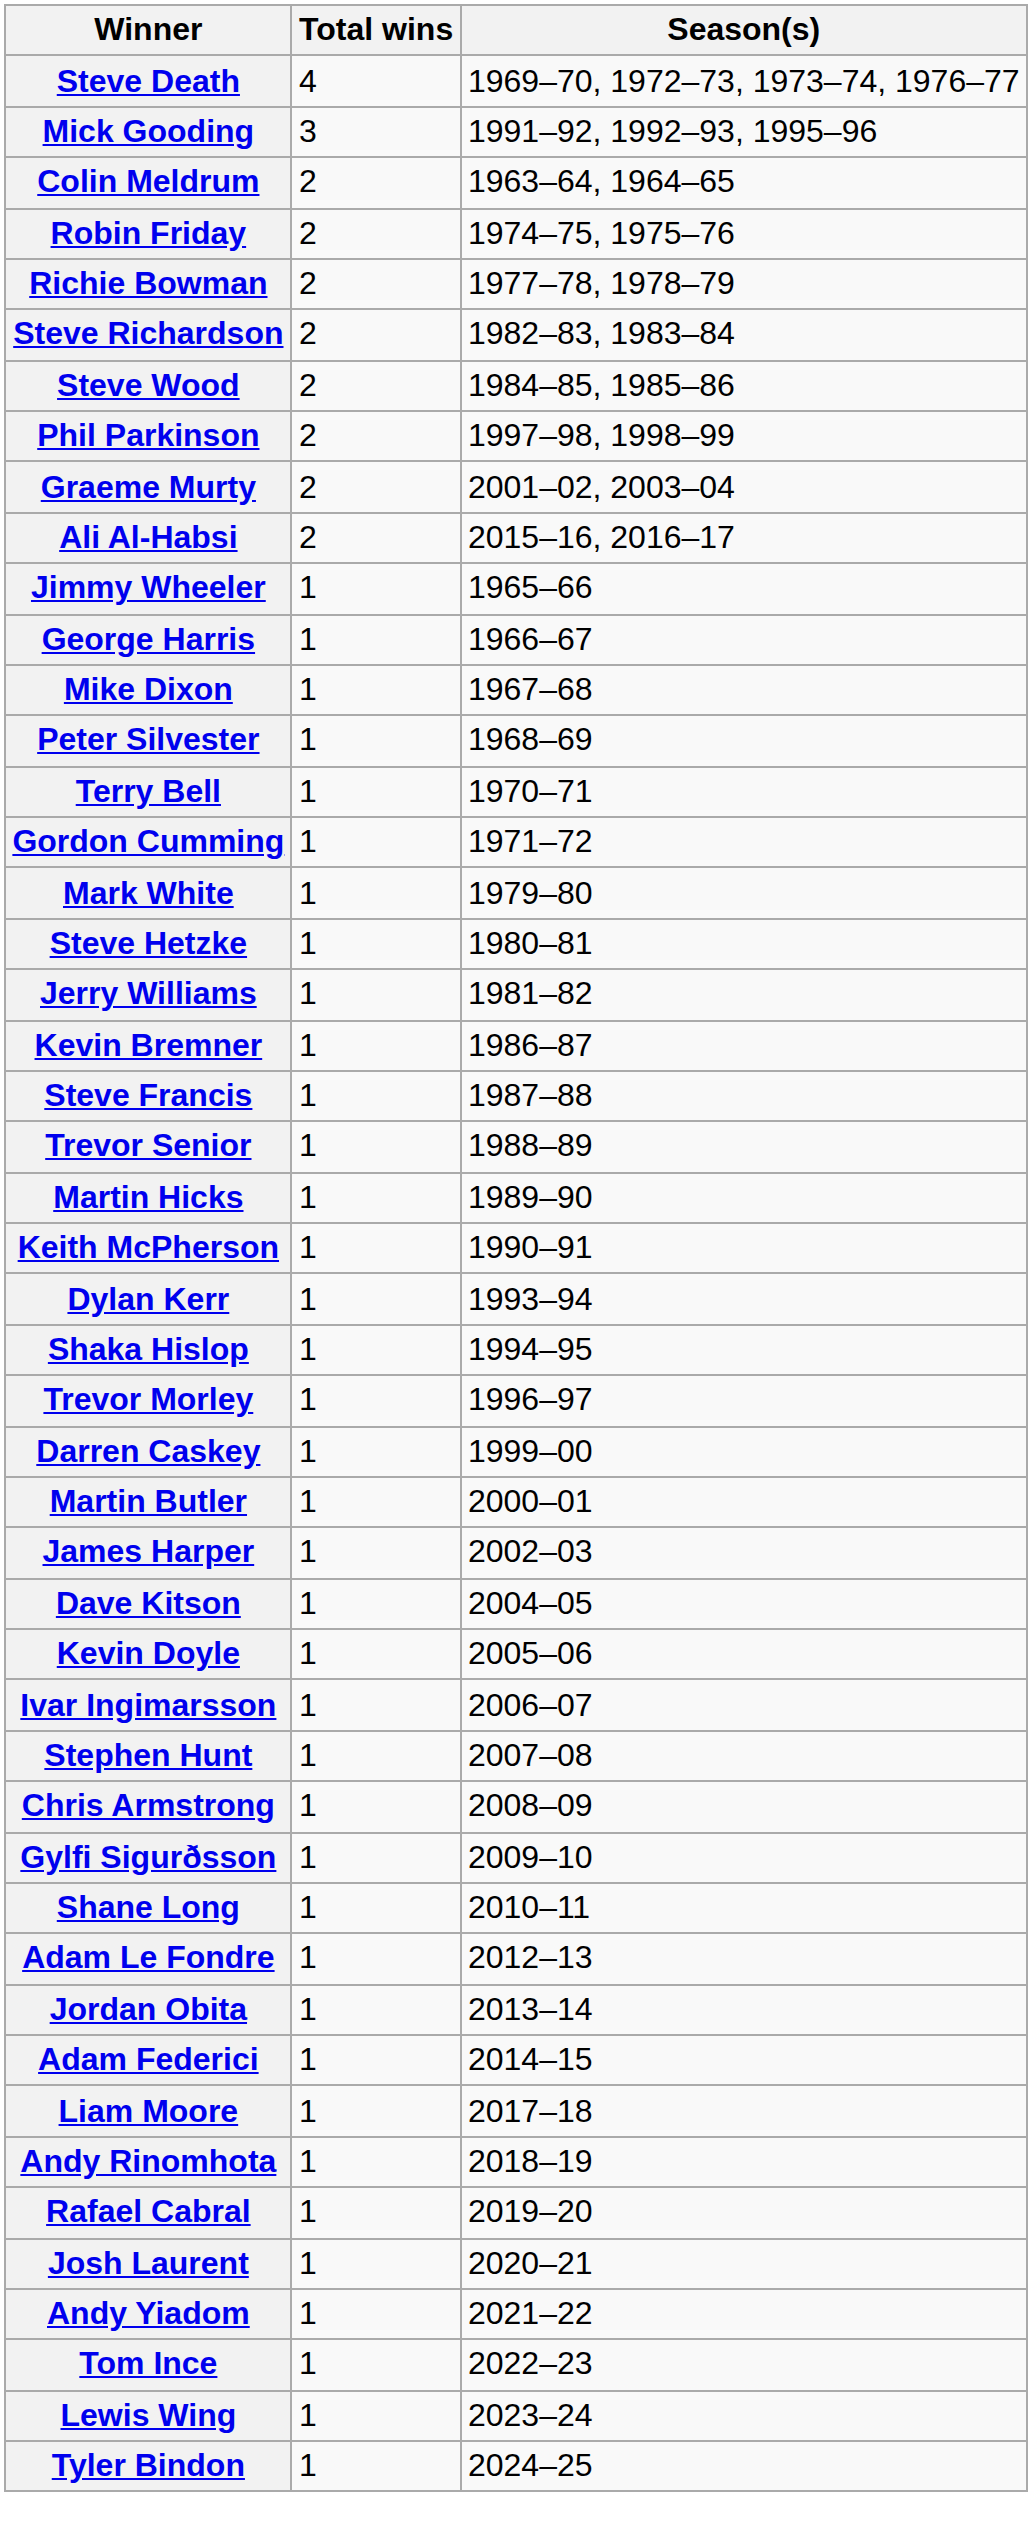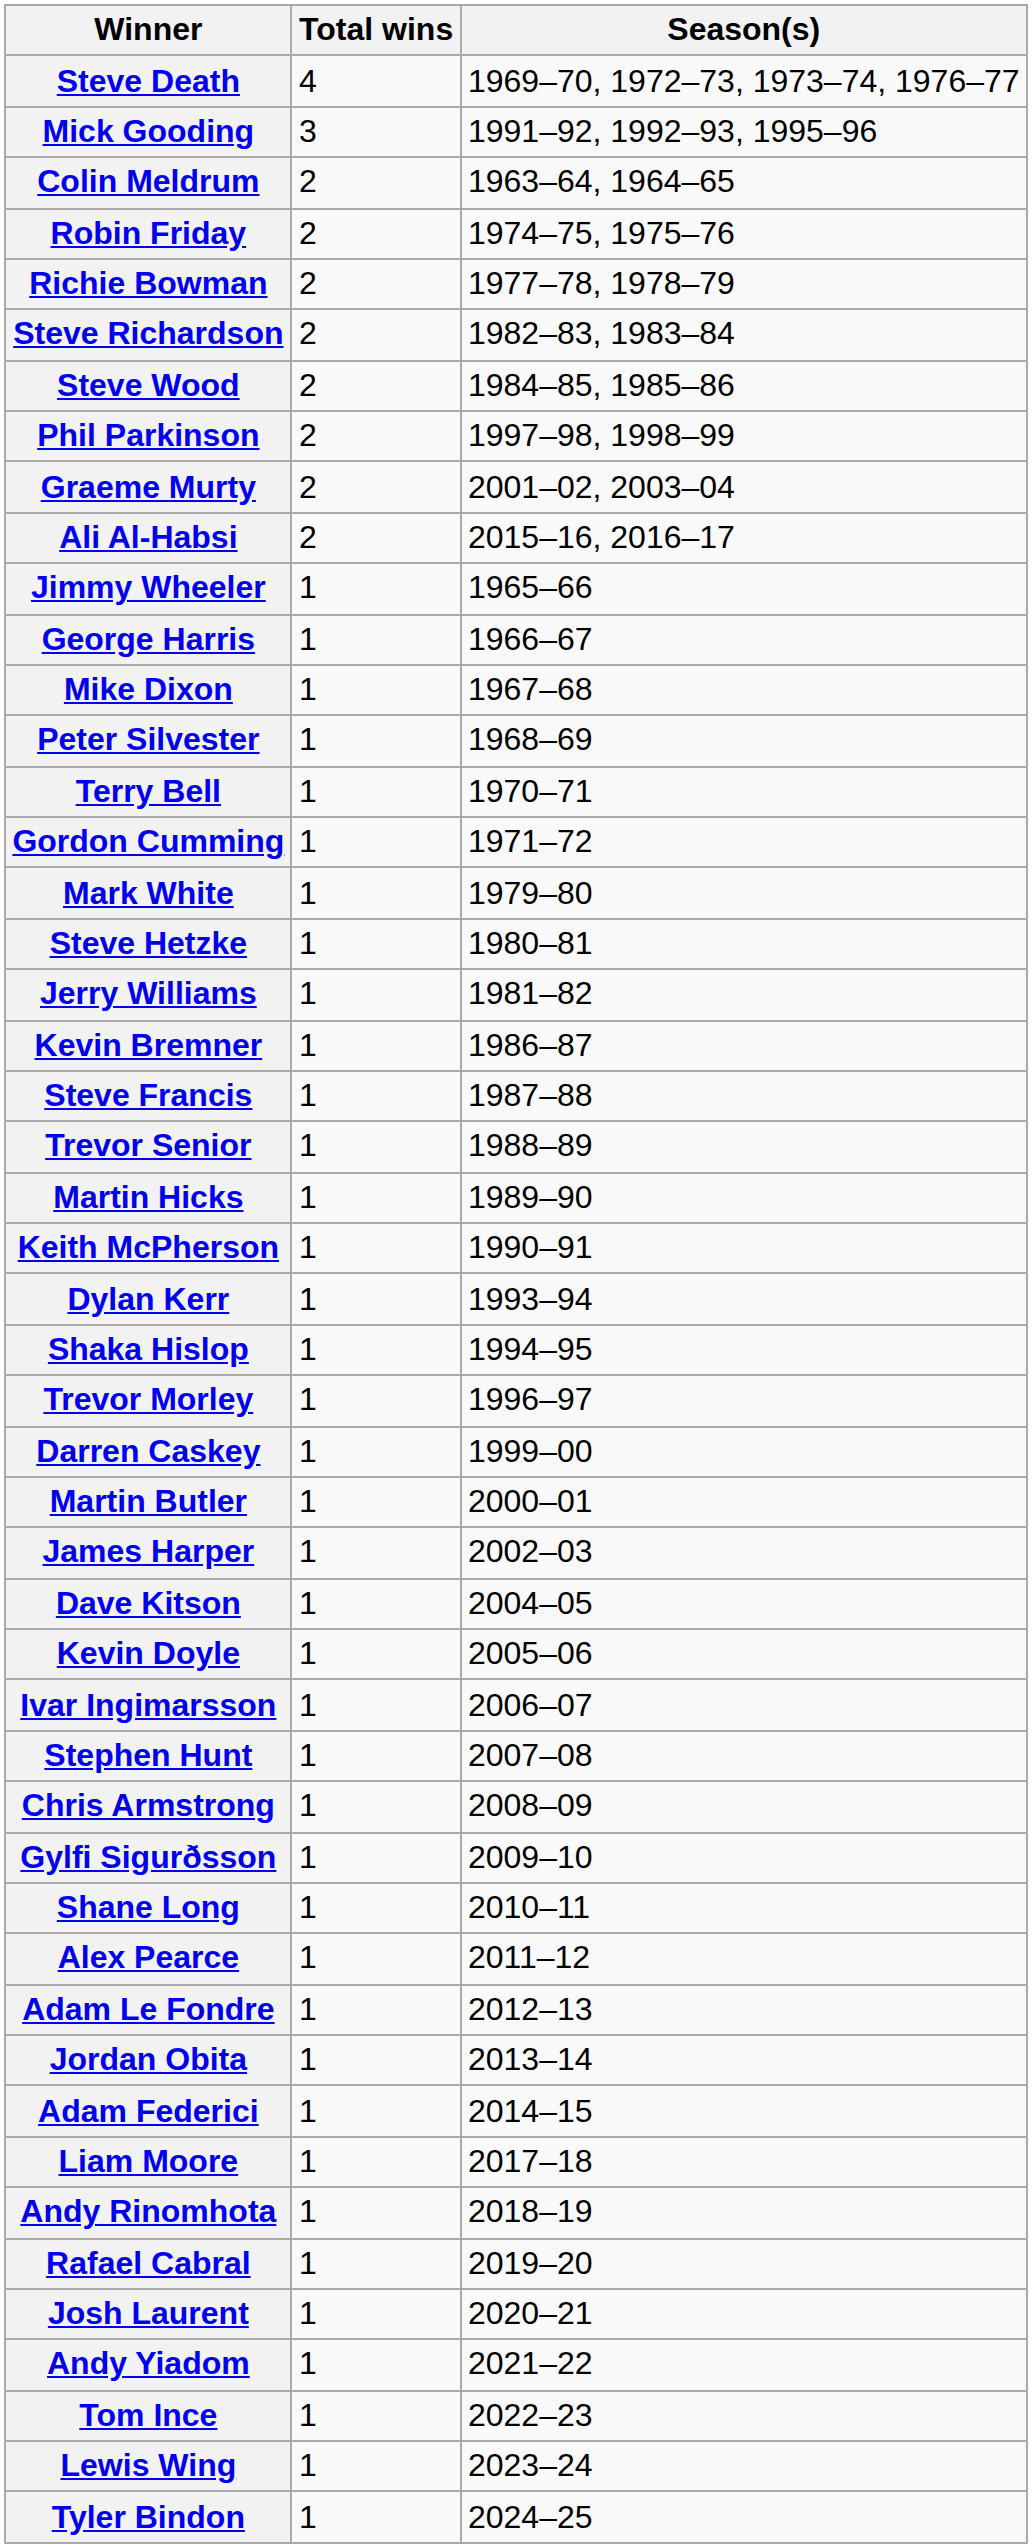+ row: (148, 1958)
